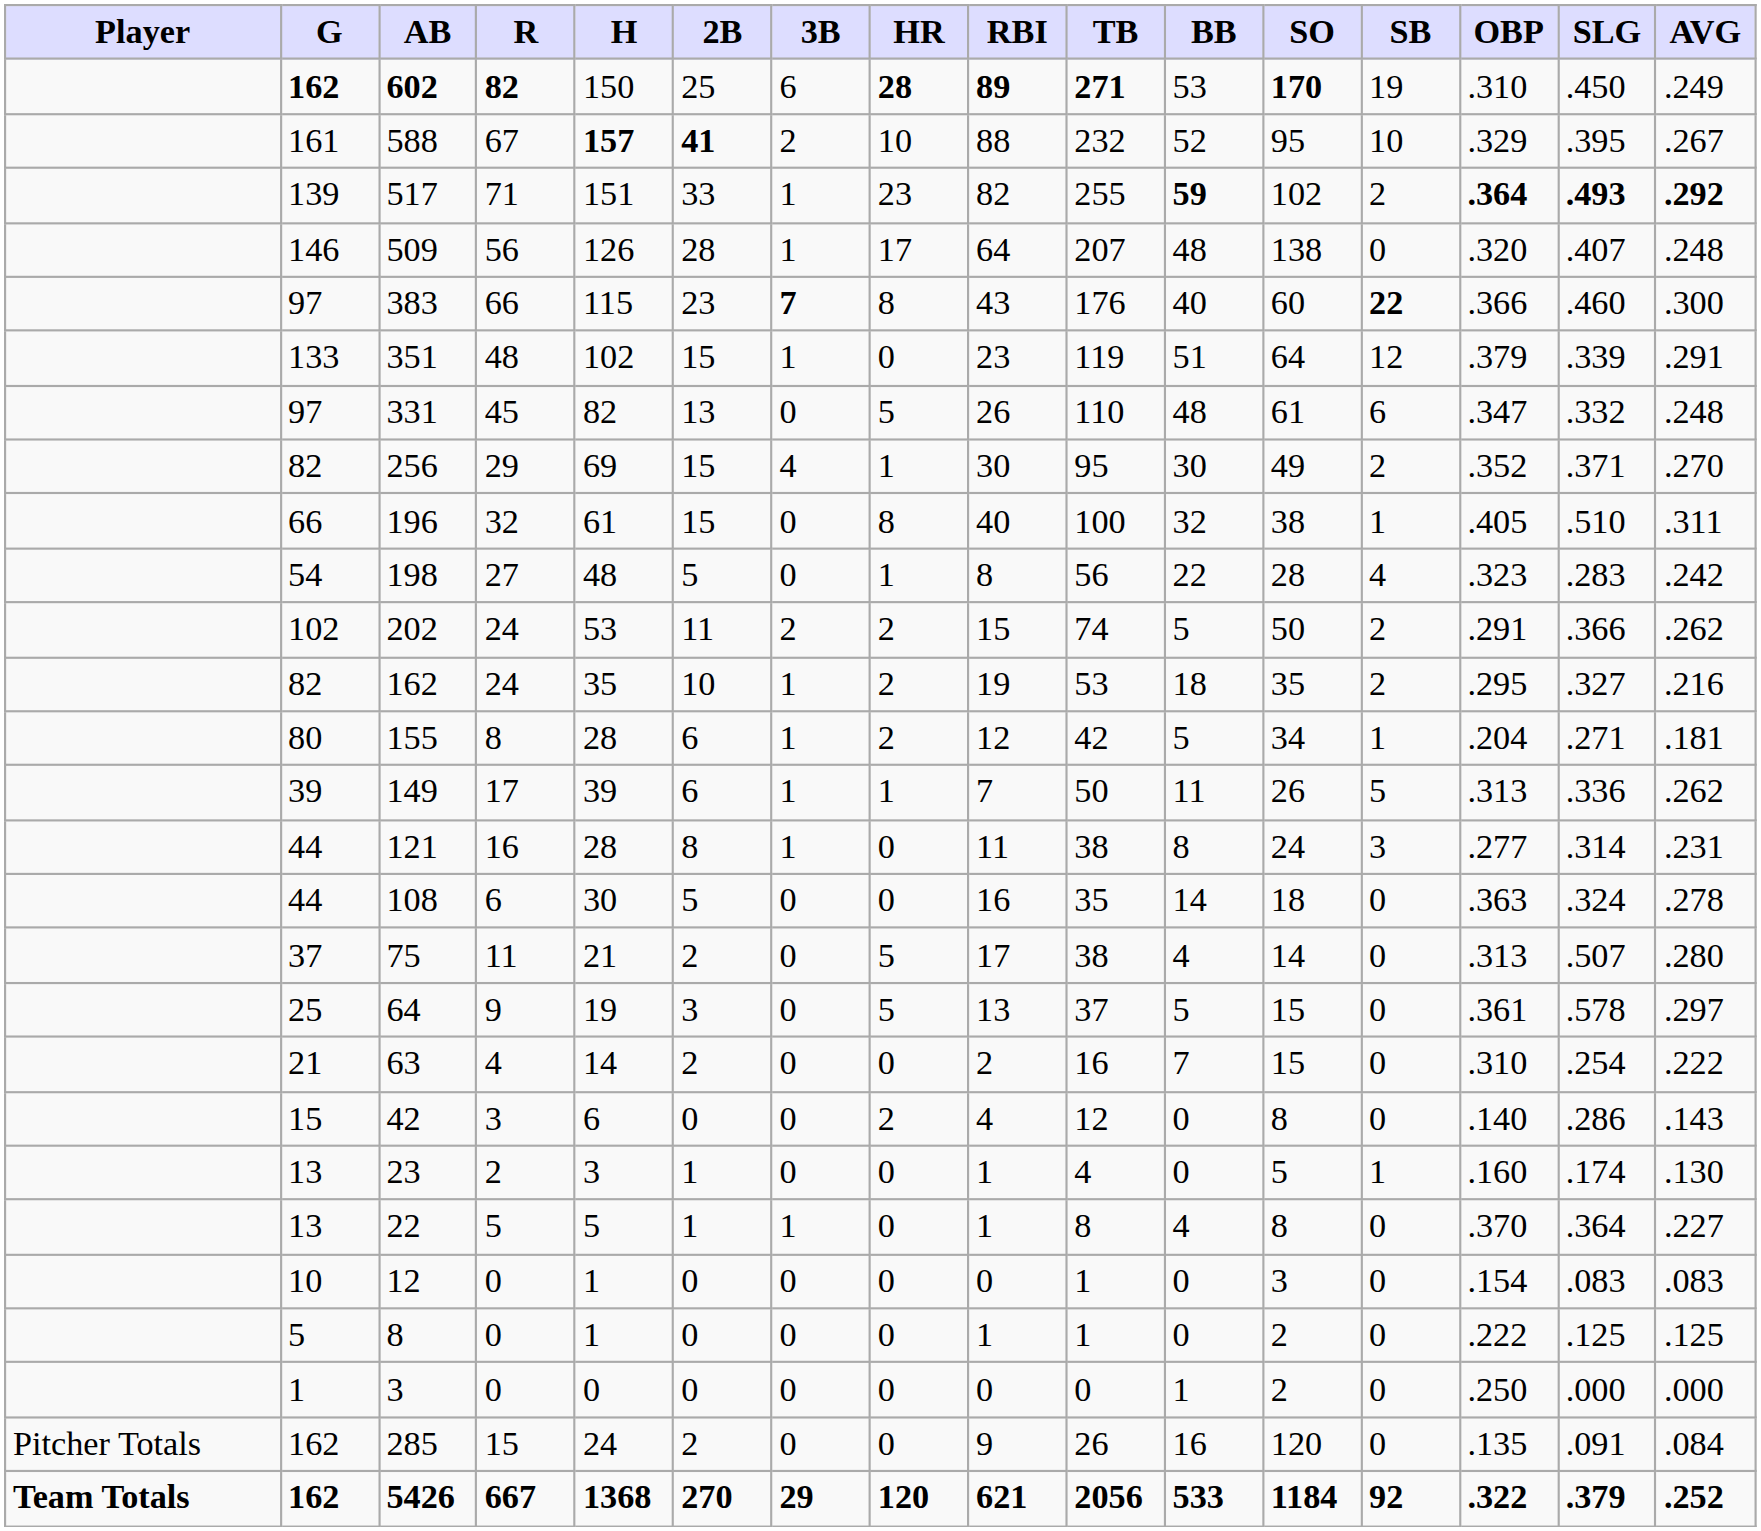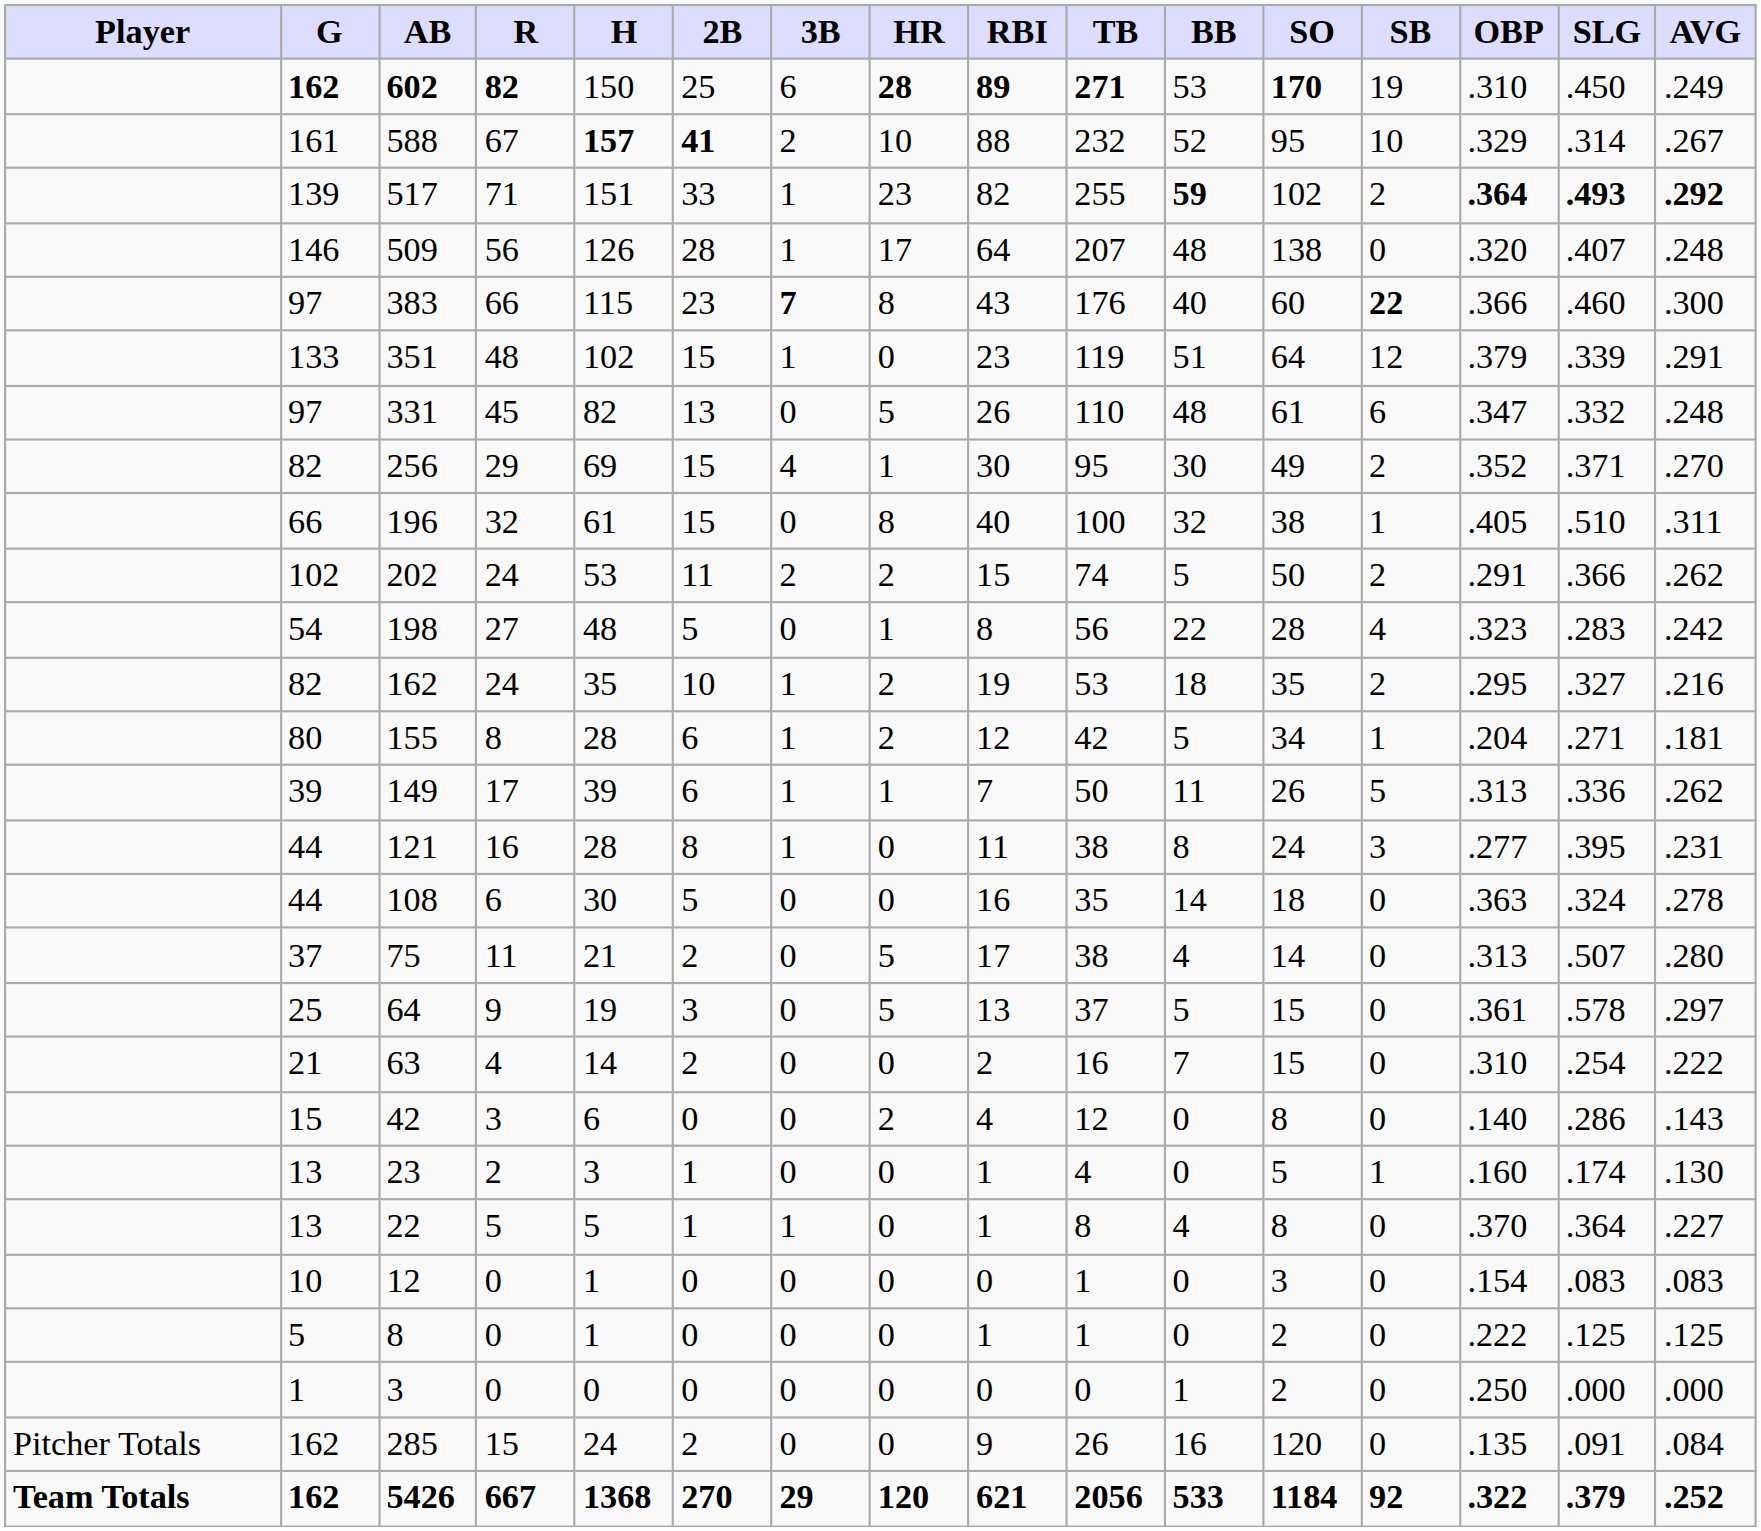(1596, 140) .395 -> (1596, 140) .314
rows swapped: (412, 628) <-> (412, 574)
(1596, 846) .314 -> (1596, 846) .395
